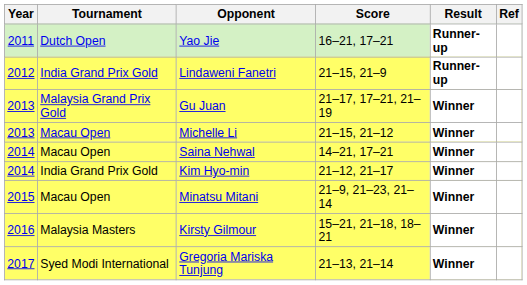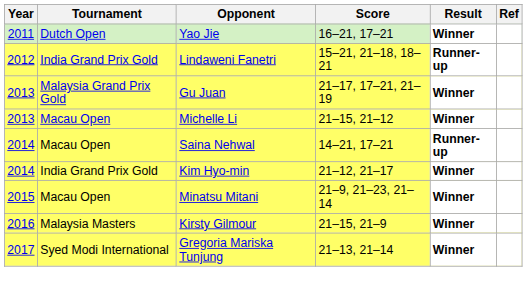(456, 41) Runner-up -> (454, 34) Winner
(353, 74) 21–15, 21–9 -> (370, 60) 15–21, 21–18, 18–21
(454, 152) Winner -> (456, 145) Runner-up
(370, 230) 15–21, 21–18, 18–21 -> (353, 224) 21–15, 21–9
